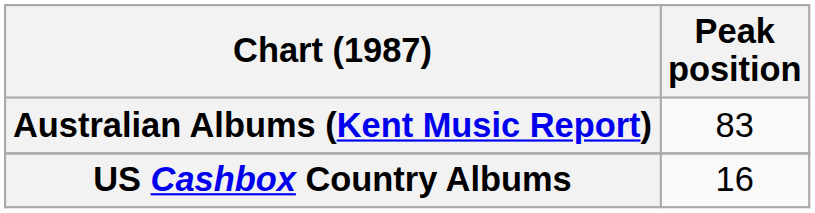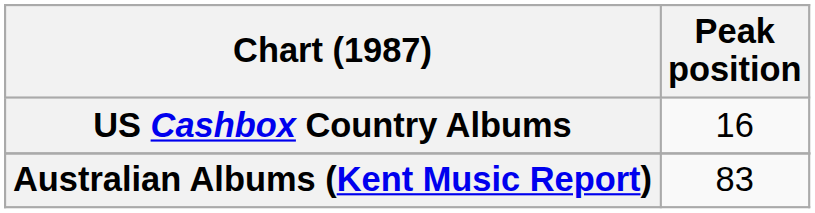rows swapped: (333, 125) <-> (332, 179)
